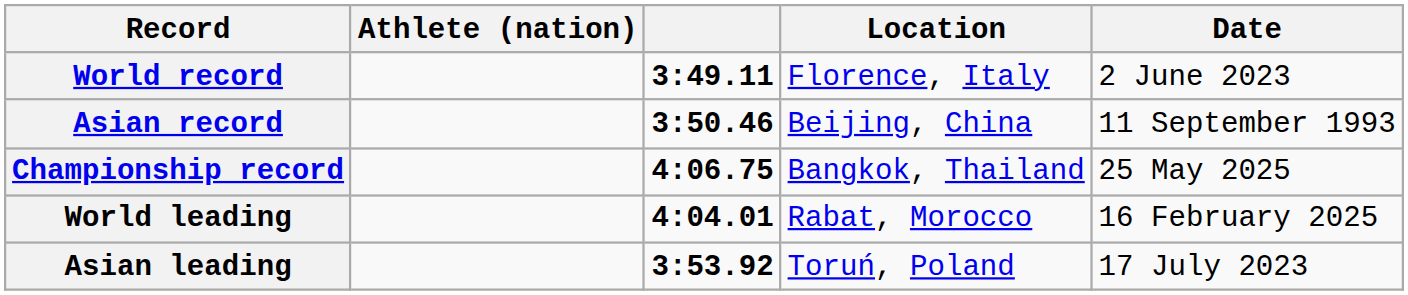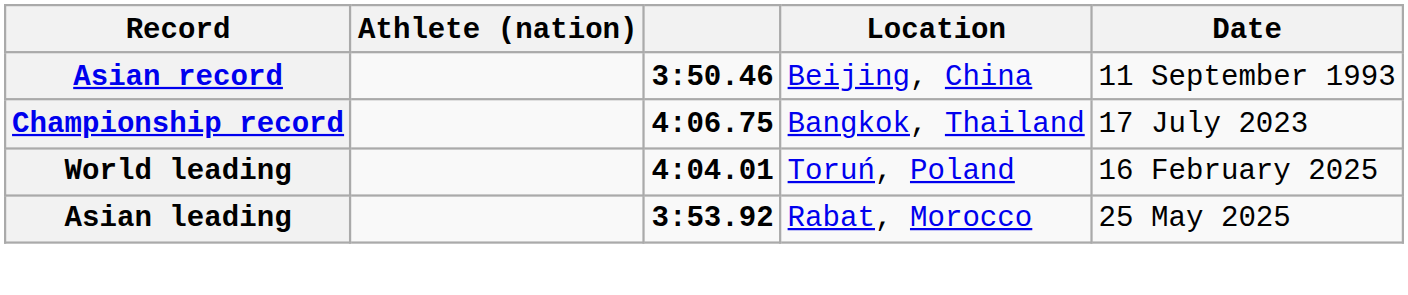- row: (178, 76)
(1195, 171) 25 May 2025 -> (1203, 124) 17 July 2023
(910, 219) Rabat, Morocco -> (901, 171) Toruń, Poland
(901, 266) Toruń, Poland -> (910, 219) Rabat, Morocco
(1203, 266) 17 July 2023 -> (1195, 219) 25 May 2025
